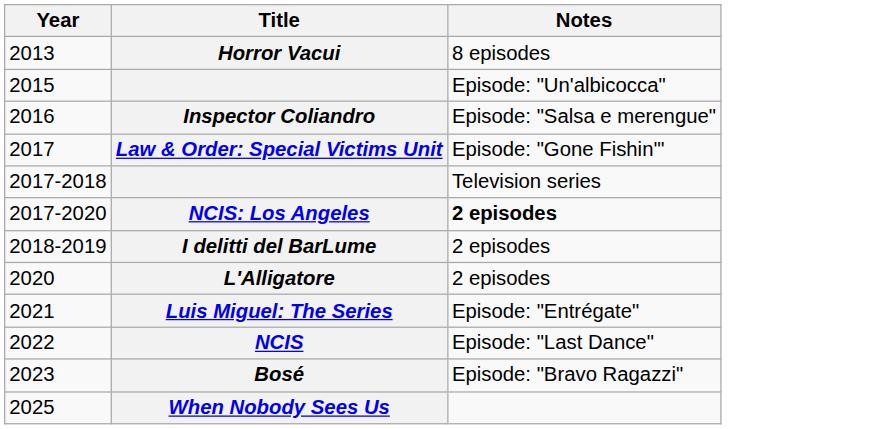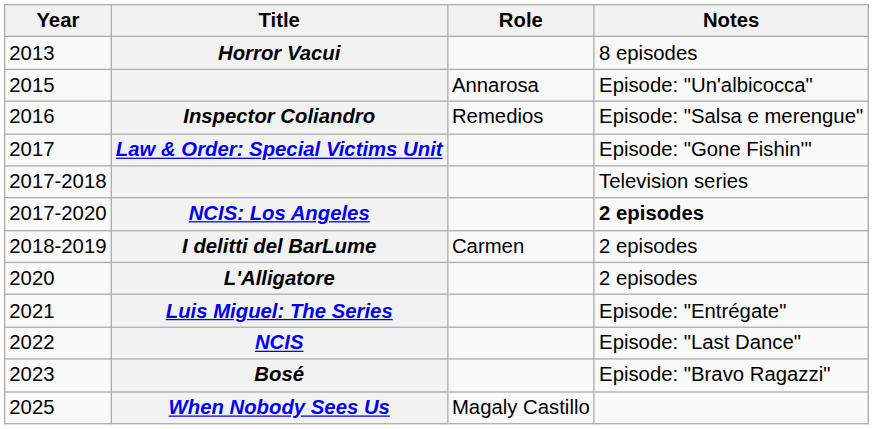+ column: (521, 20)
